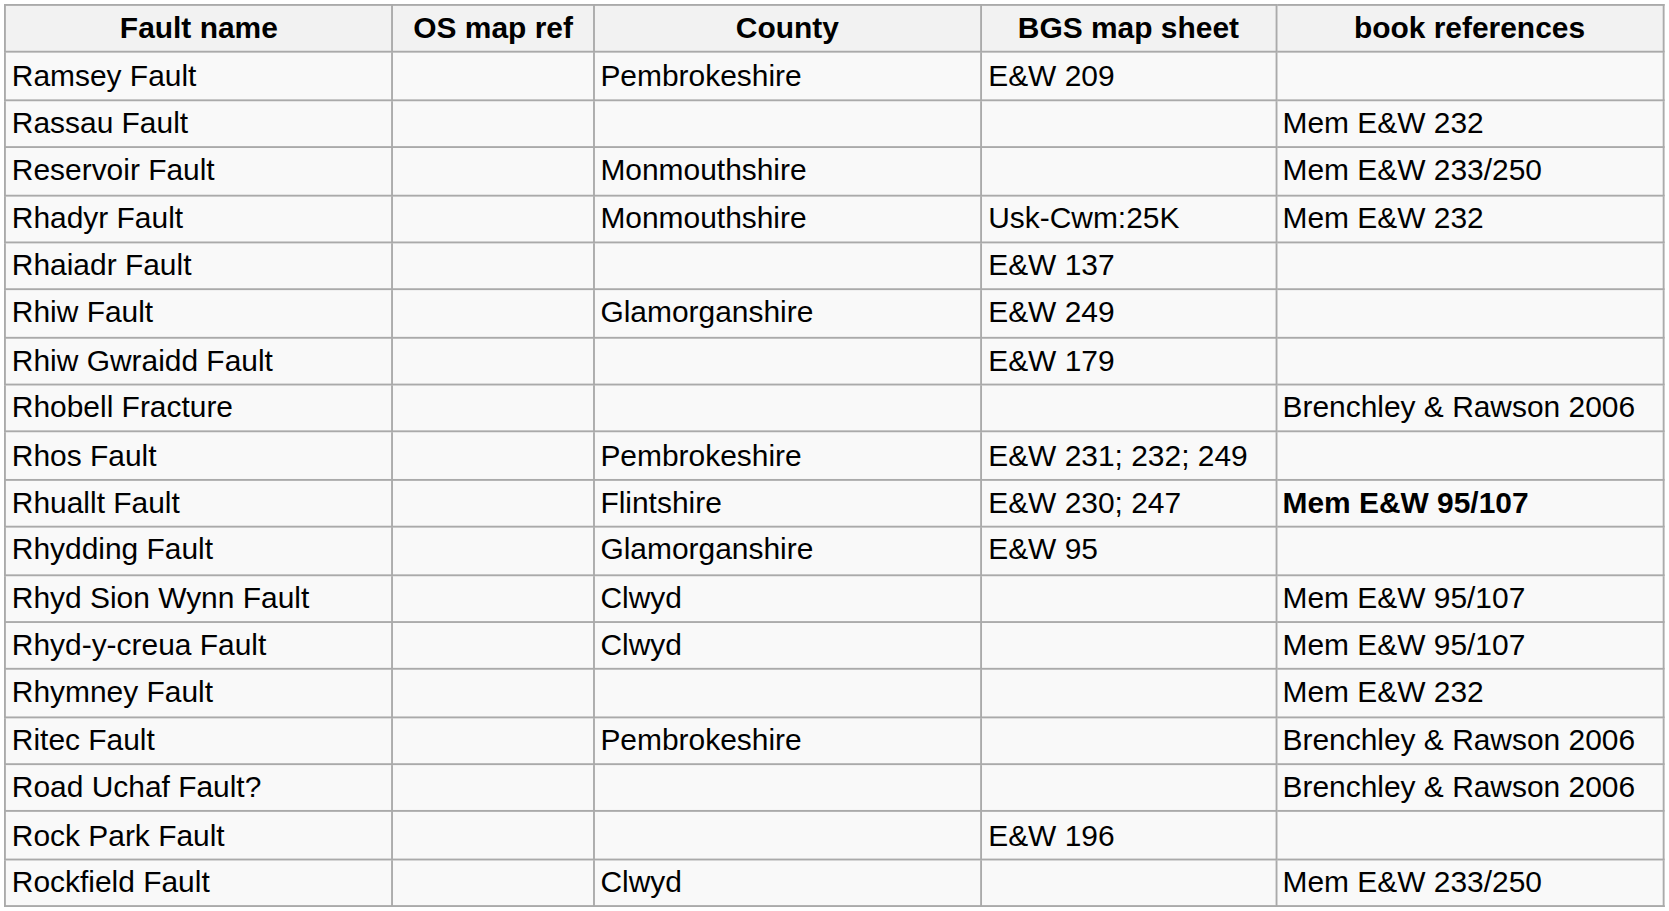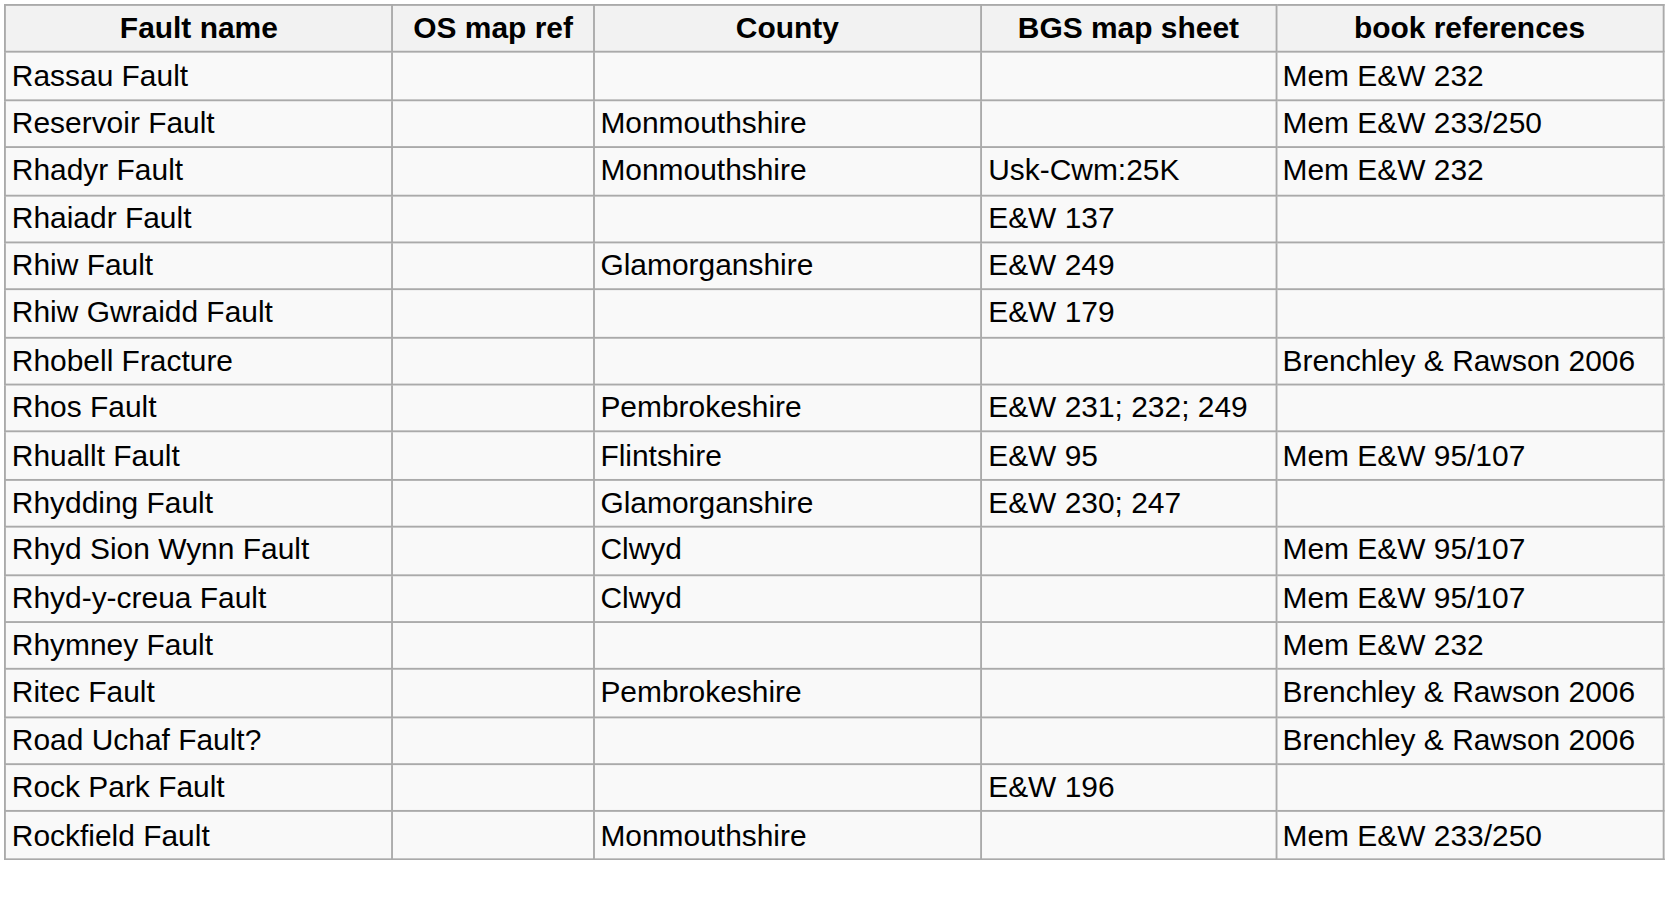- row: (104, 75)
(1085, 502) E&W 230; 247 -> (1043, 455) E&W 95
(1406, 502) bold -> (1404, 455) normal
(1043, 550) E&W 95 -> (1085, 502) E&W 230; 247
(641, 882) Clwyd -> (704, 834) Monmouthshire
